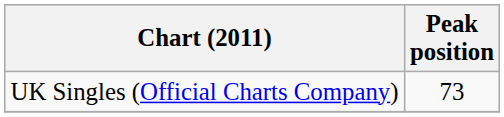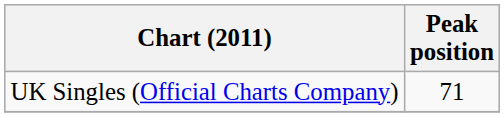(452, 91) 73 -> (452, 91) 71
